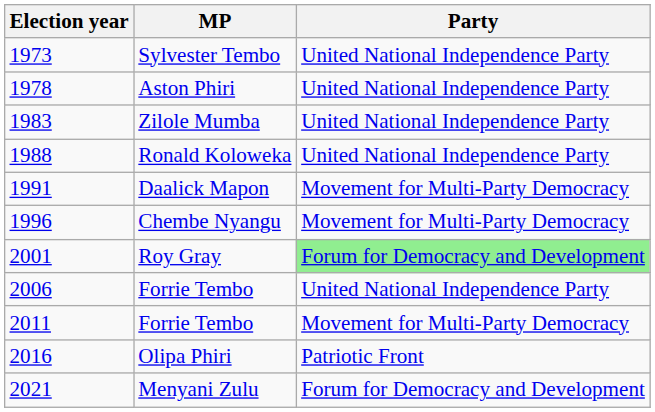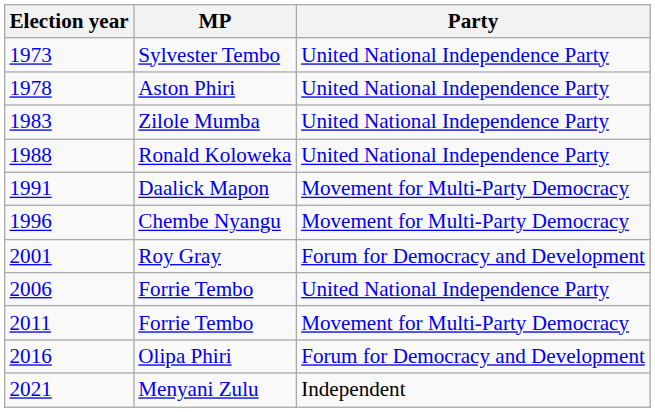(473, 255) lightgreen background -> (473, 255) no background
(362, 356) Patriotic Front -> (473, 356) Forum for Democracy and Development
(473, 389) Forum for Democracy and Development -> (353, 389) Independent
